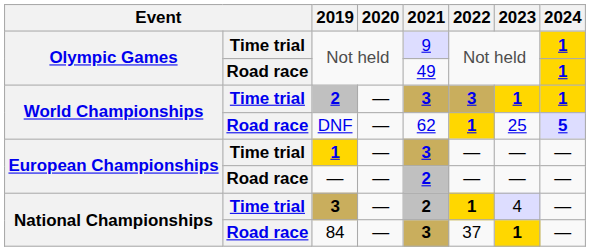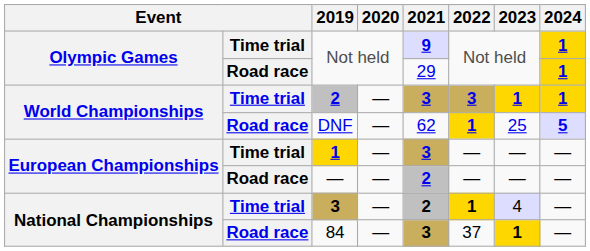(426, 44) normal -> (426, 44) bold
(426, 71) 49 -> (426, 71) 29
